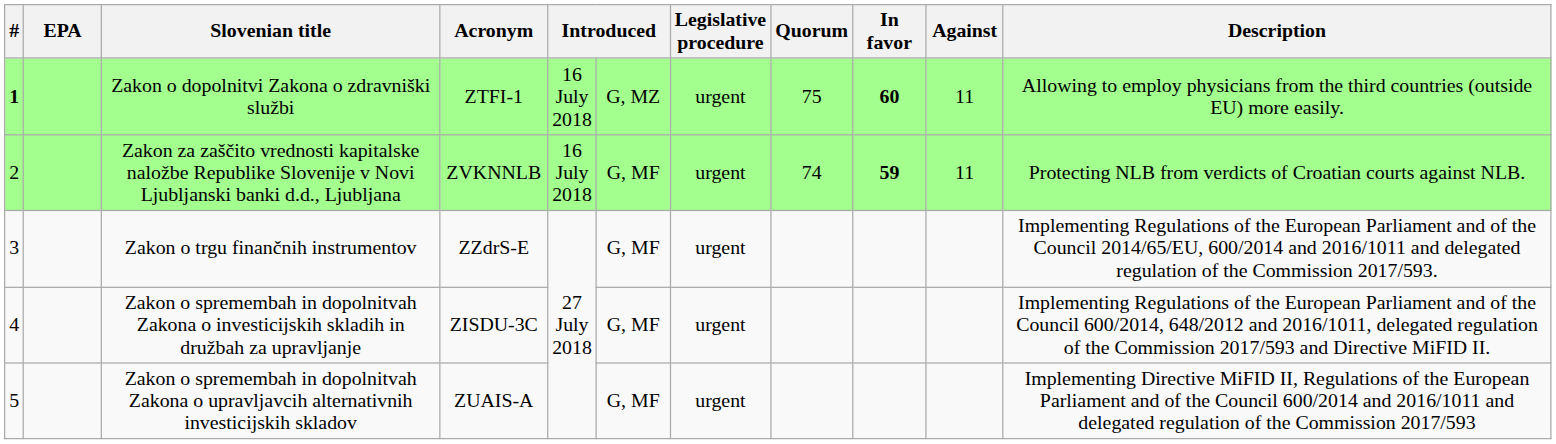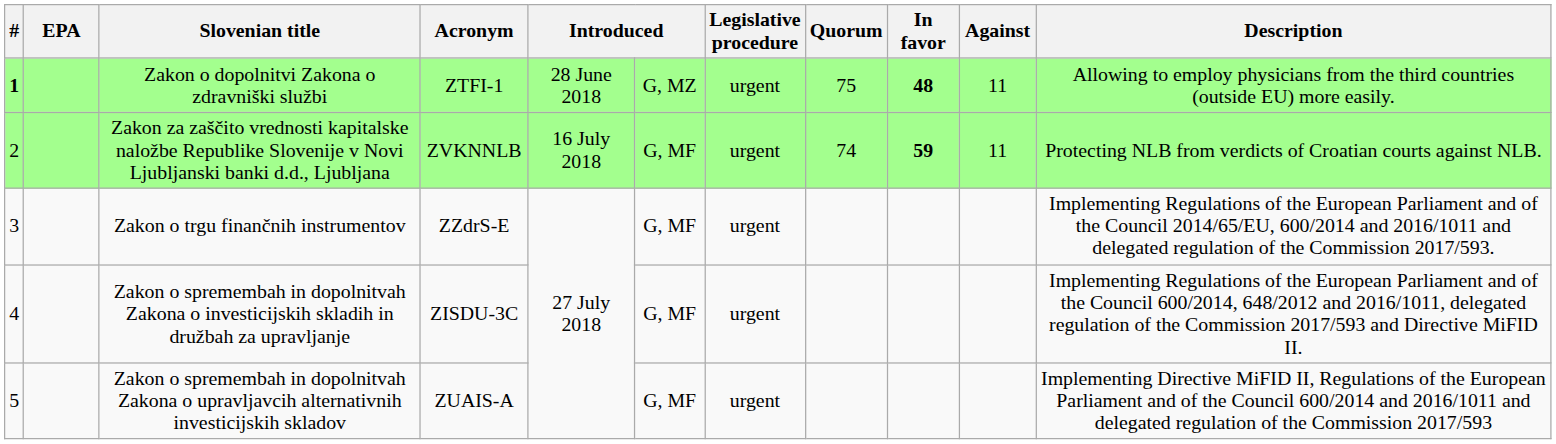(572, 96) 16 July 2018 -> (581, 85) 28 June 2018
(889, 96) 60 -> (923, 85) 48
